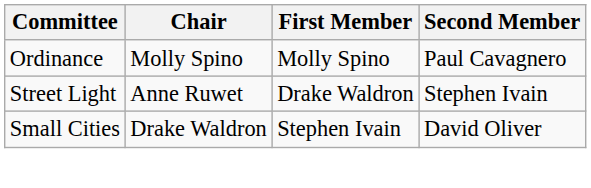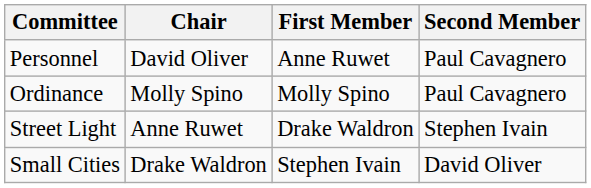+ row: (54, 57)
